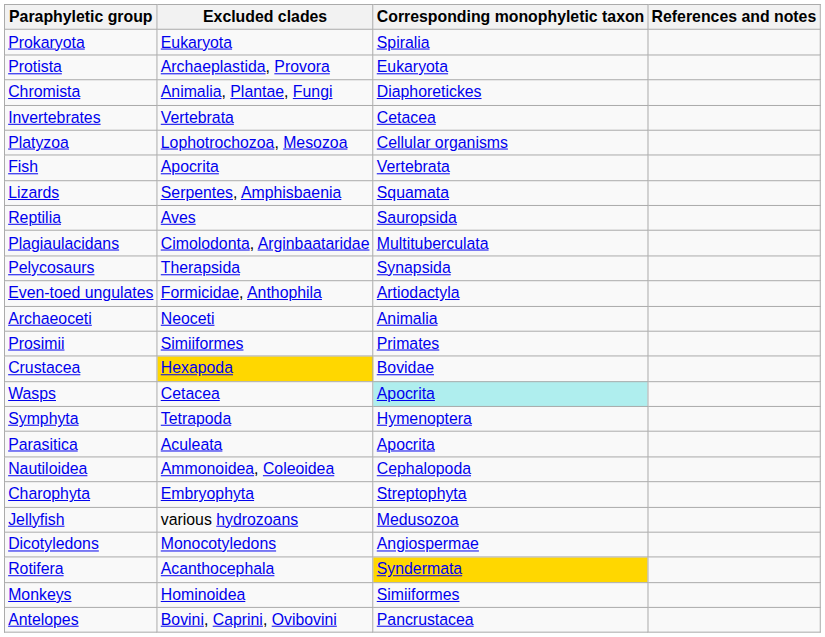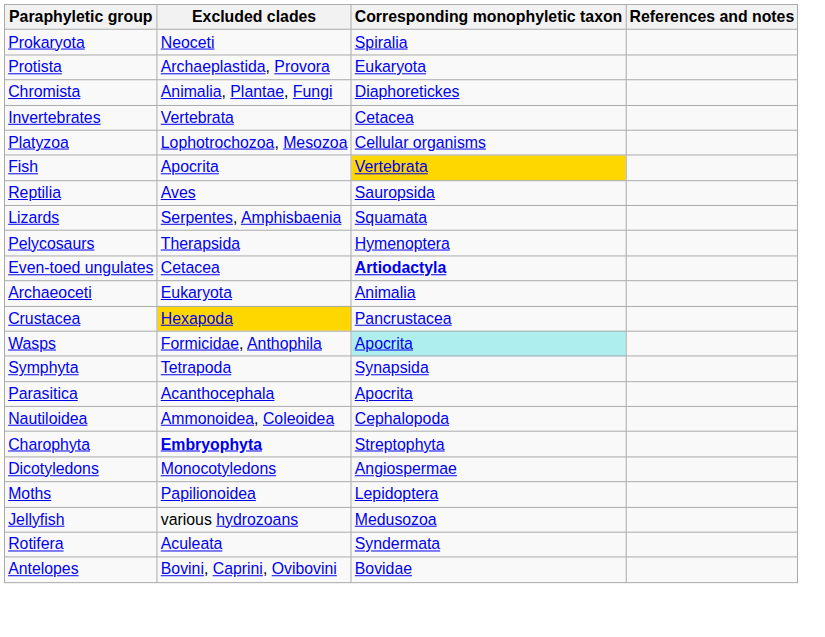(196, 42) Eukaryota -> (188, 42) Neoceti
(413, 167) no background -> (391, 167) gold background
rows swapped: (35, 218) <-> (34, 192)
- row: (64, 243)
(414, 268) Synapsida -> (402, 243) Hymenoptera
(241, 293) Formicidae, Anthophila -> (190, 268) Cetacea
(418, 293) normal -> (401, 268) bold
(188, 318) Neoceti -> (196, 293) Eukaryota
- row: (36, 343)
(405, 368) Bovidae -> (403, 318) Pancrustacea
(190, 393) Cetacea -> (241, 343) Formicidae, Anthophila
(424, 419) Hymenoptera -> (392, 368) Synapsida
(192, 444) Aculeata -> (218, 393) Acanthocephala
(207, 494) normal -> (211, 444) bold
rows swapped: (53, 544) <-> (36, 519)
+ row: (30, 494)
(218, 569) Acanthocephala -> (192, 544) Aculeata
(419, 569) gold background -> (397, 544) no background
- row: (40, 594)
(425, 619) Pancrustacea -> (383, 569) Bovidae
